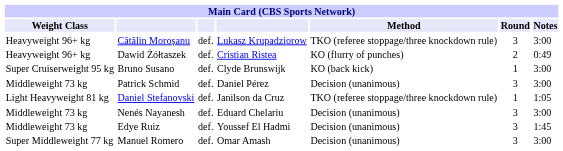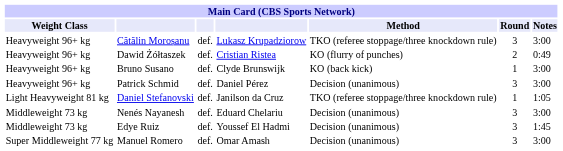(60, 69) Super Cruiserweight 95 kg -> (48, 69) Heavyweight 96+ kg
(47, 83) Middleweight 73 kg -> (48, 83) Heavyweight 96+ kg
